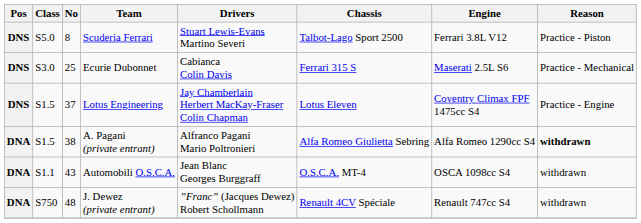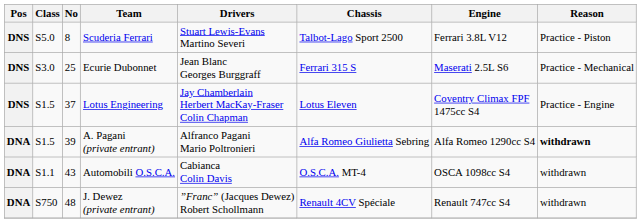(206, 68) Cabianca Colin Davis -> (220, 68) Jean Blanc Georges Burggraff
(70, 142) 38 -> (70, 142) 39
(220, 172) Jean Blanc Georges Burggraff -> (206, 172) Cabianca Colin Davis
